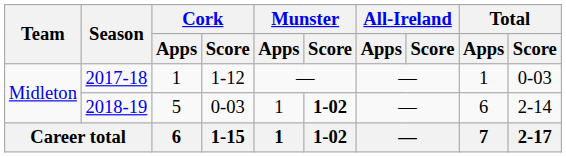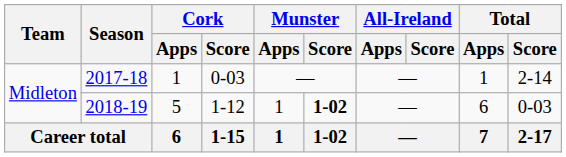(228, 78) 1-12 -> (228, 78) 0-03
(535, 78) 0-03 -> (535, 78) 2-14
(228, 107) 0-03 -> (228, 107) 1-12
(535, 107) 2-14 -> (535, 107) 0-03
